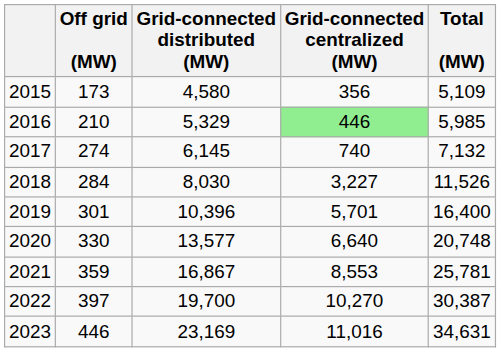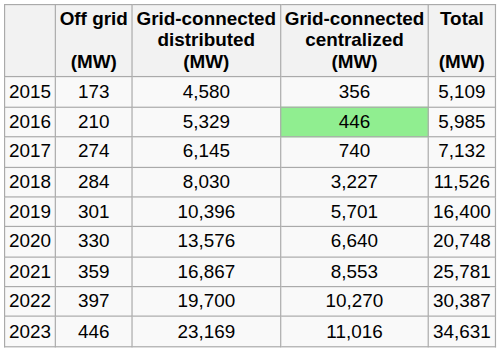(206, 241) 13,577 -> (206, 241) 13,576
